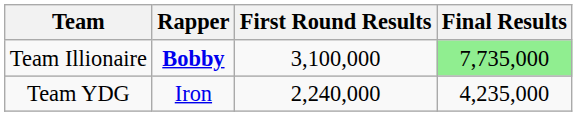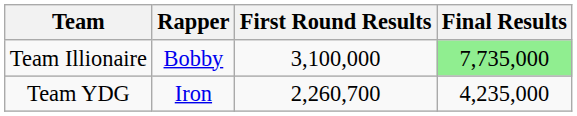(193, 57) bold -> (193, 57) normal
(336, 93) 2,240,000 -> (336, 93) 2,260,700
